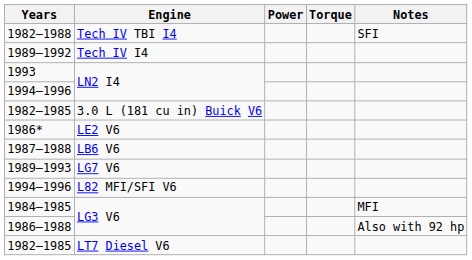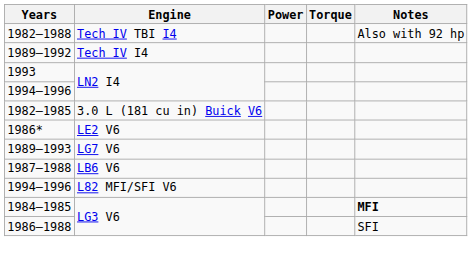(368, 33) SFI -> (411, 33) Also with 92 hp
rows swapped: (39, 149) <-> (39, 168)
(368, 207) normal -> (368, 207) bold
(411, 226) Also with 92 hp -> (368, 226) SFI
- row: (39, 245)
